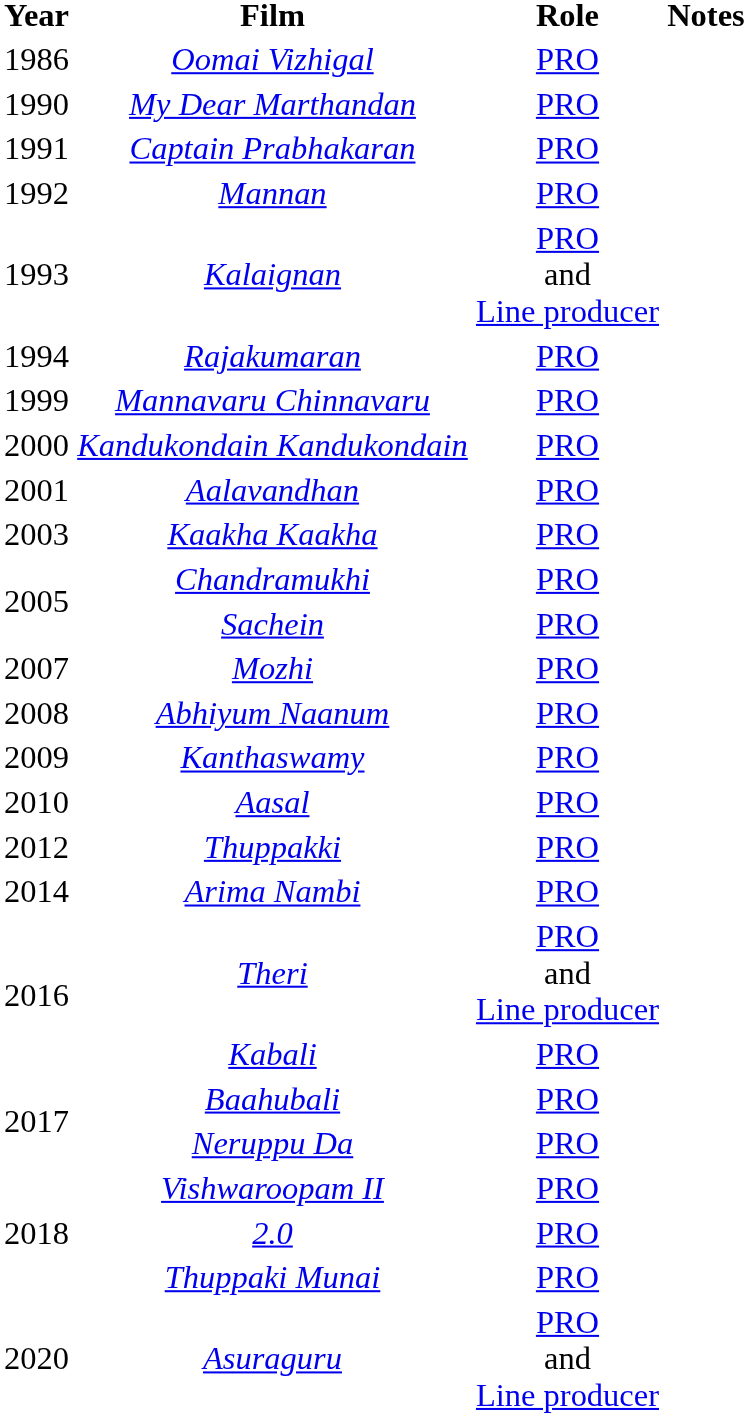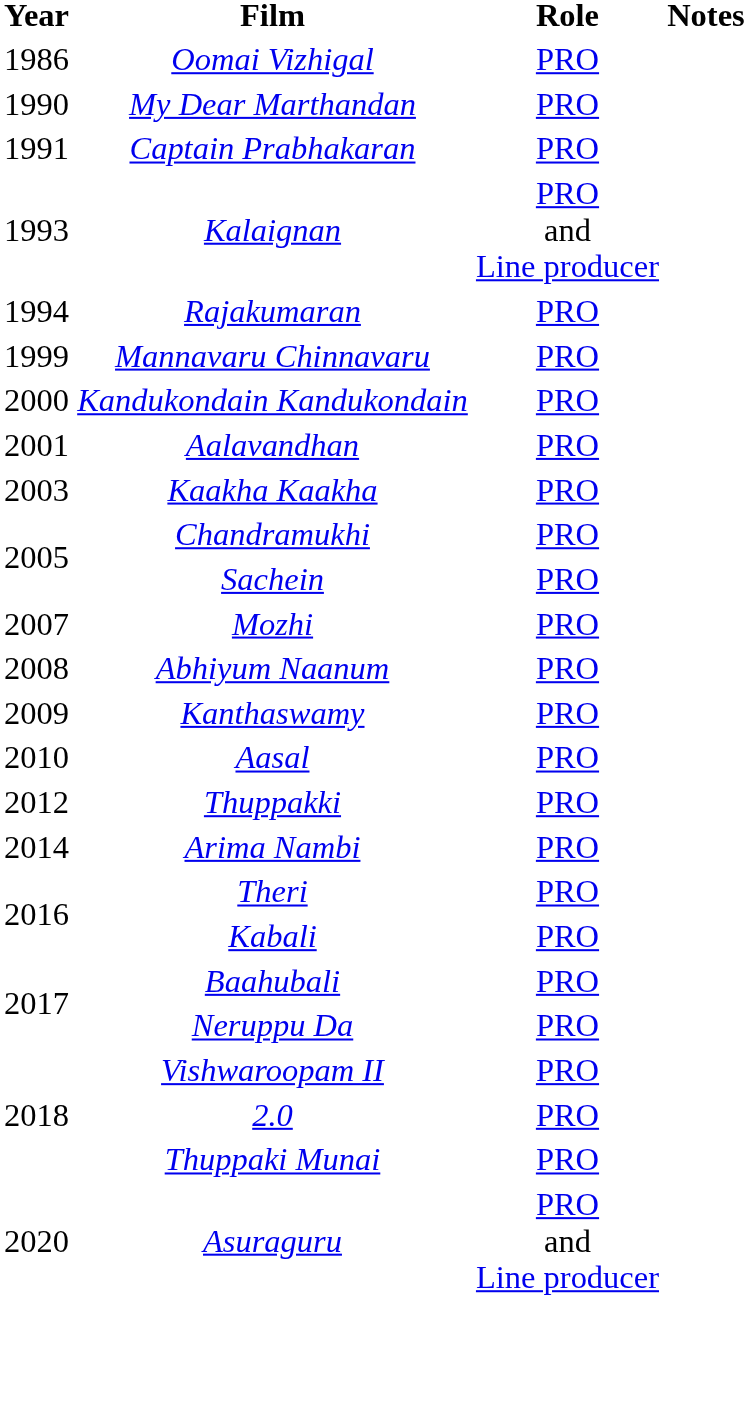- row: (272, 193)
(567, 973) PRO and Line producer -> (567, 891) PRO
